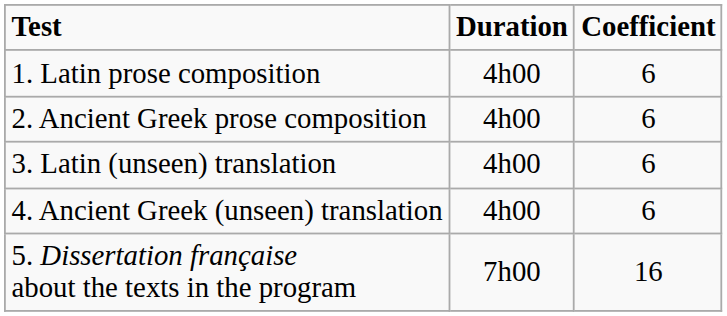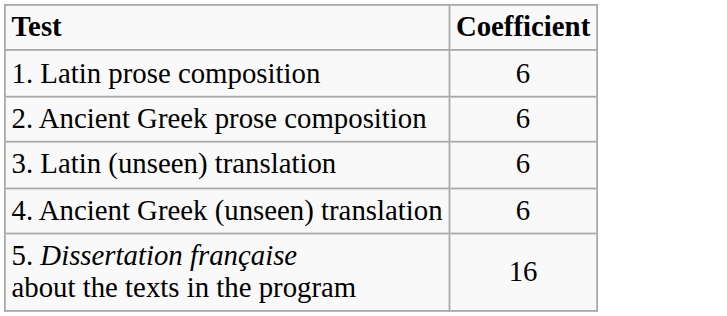- column: (512, 27)
